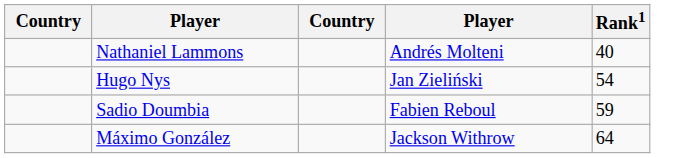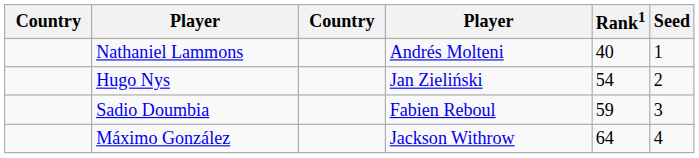+ column: (672, 21)
